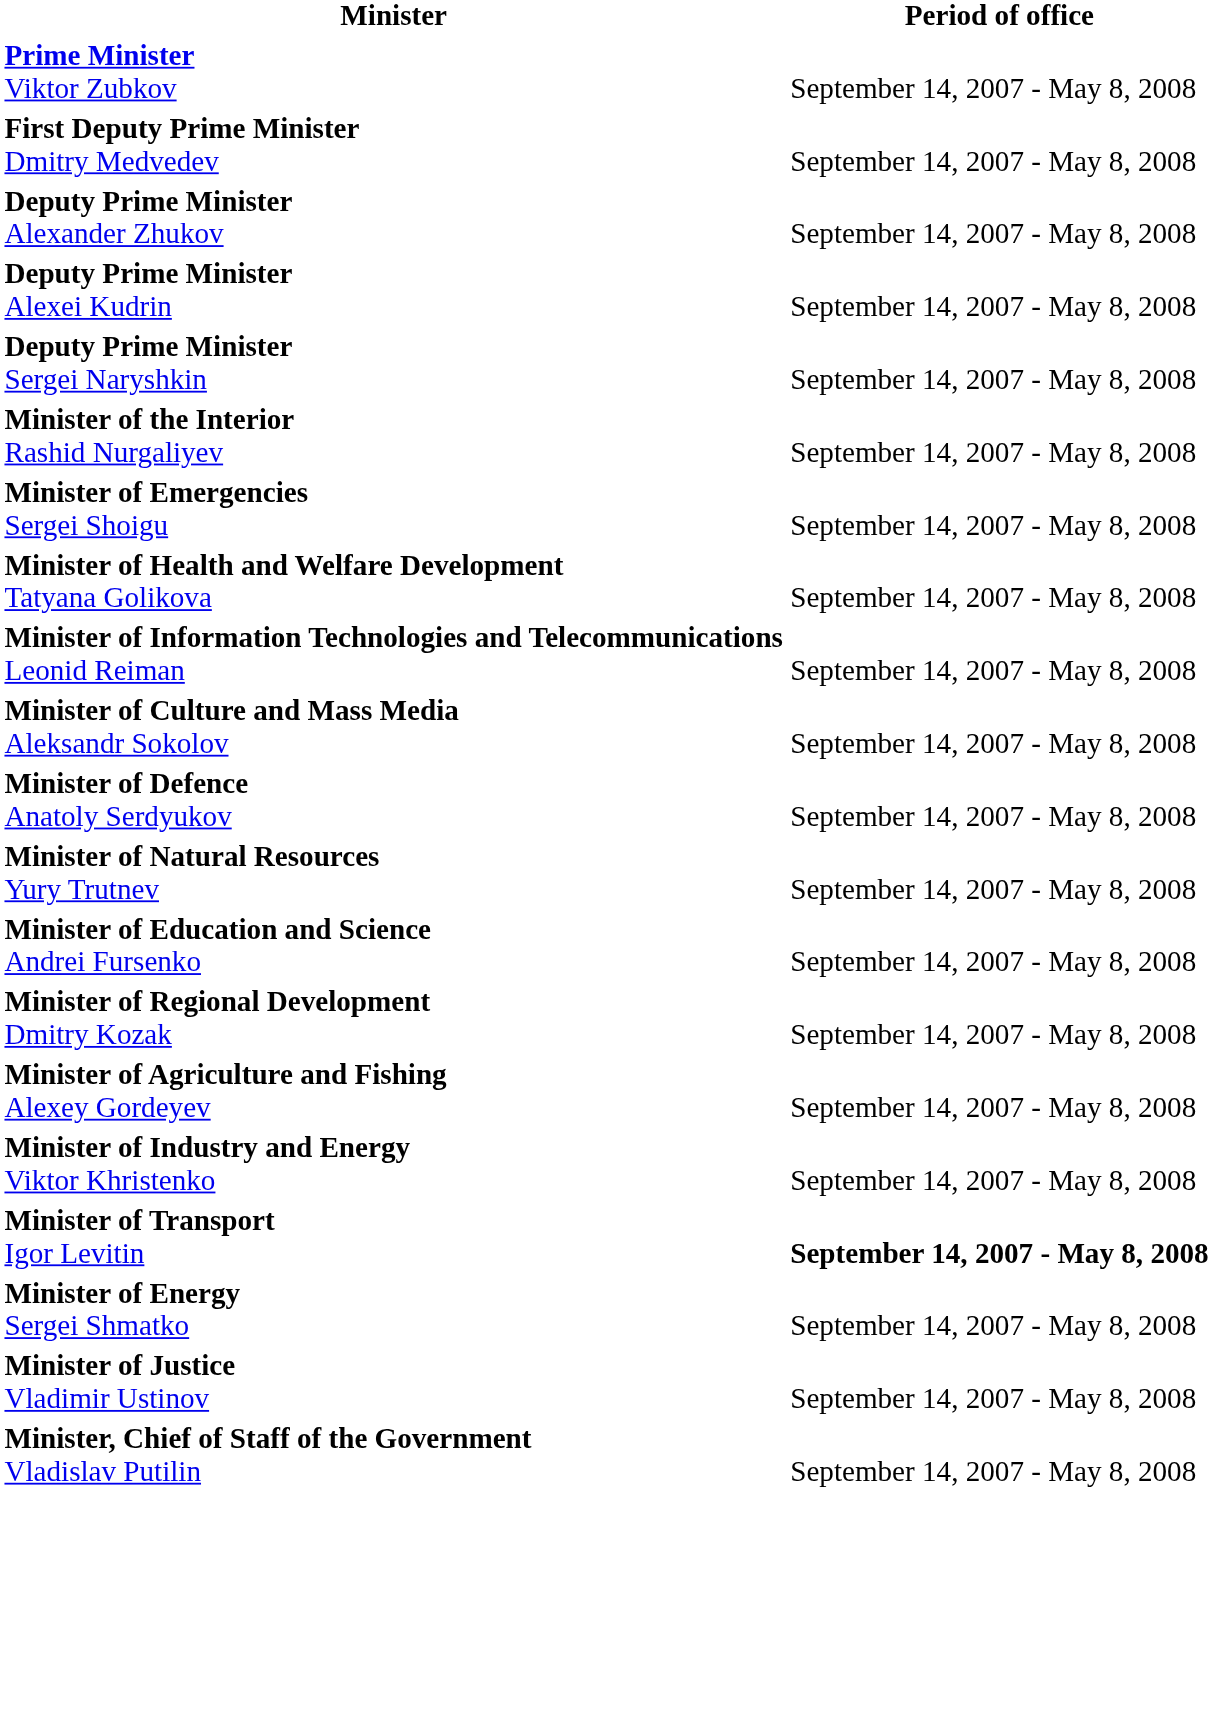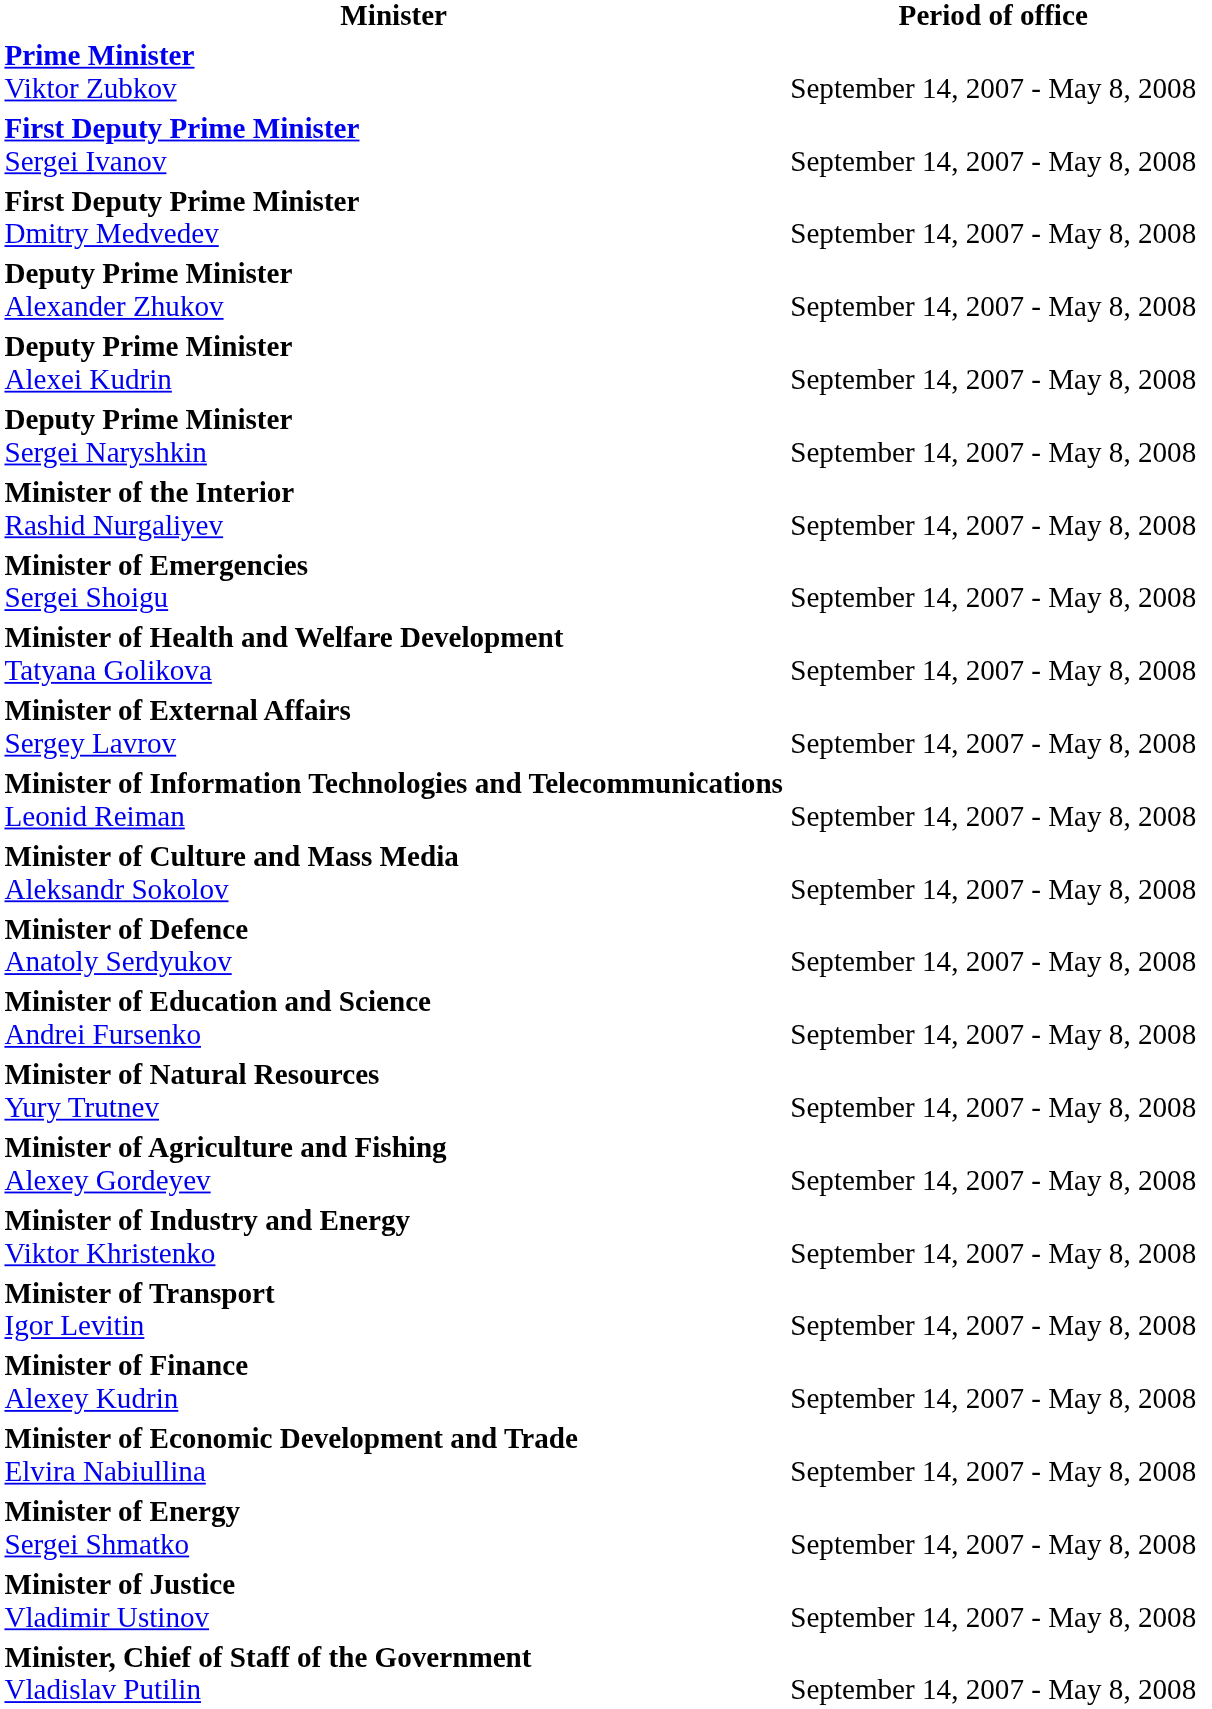+ row: (182, 144)
+ row: (178, 727)
rows swapped: (218, 945) <-> (192, 872)
- row: (217, 1018)
(999, 1253) bold -> (993, 1325) normal
+ row: (126, 1382)
+ row: (291, 1455)
